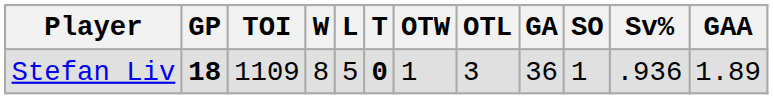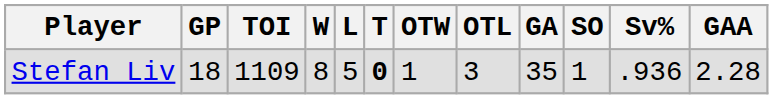(205, 72) bold -> (205, 72) normal
(542, 72) 36 -> (542, 72) 35
(728, 72) 1.89 -> (728, 72) 2.28
